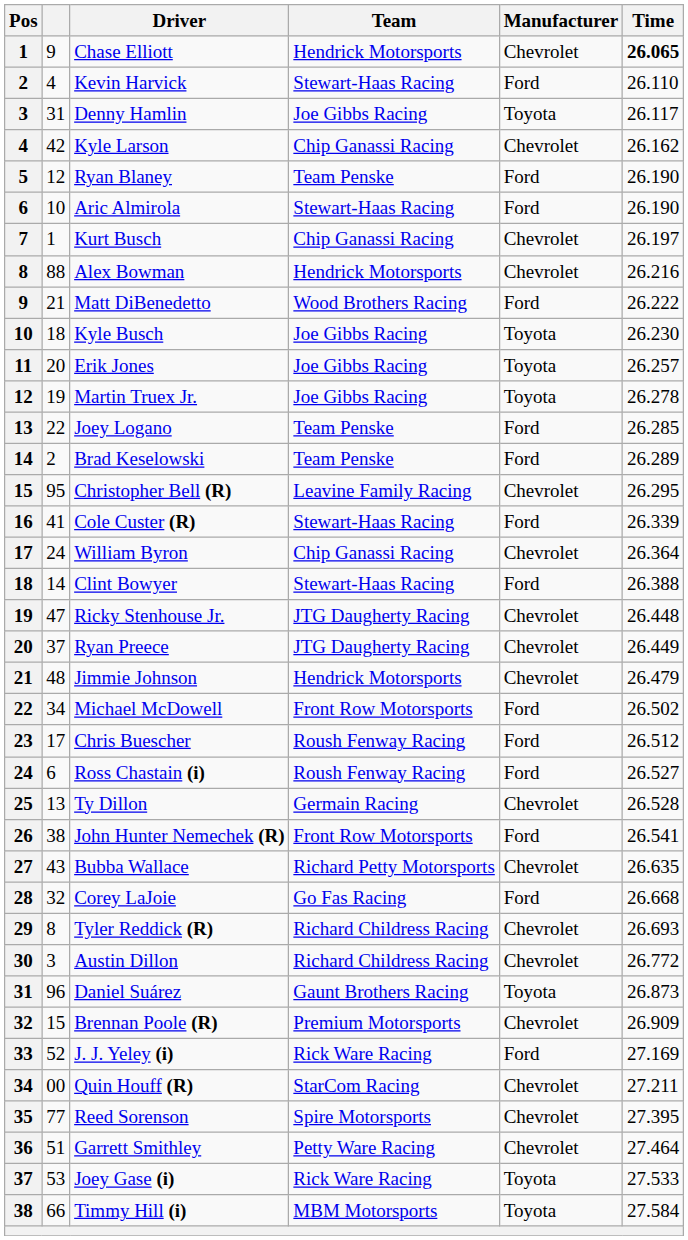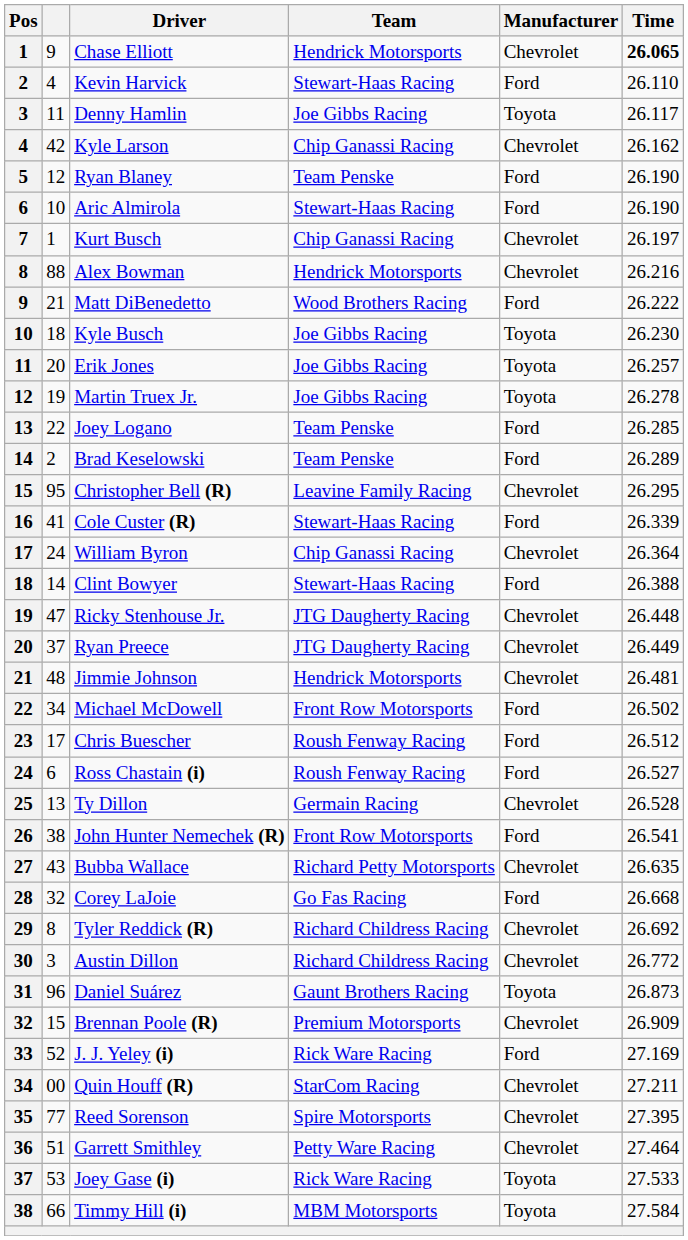(56, 114) 31 -> (55, 114) 11
(653, 678) 26.479 -> (653, 678) 26.481
(653, 928) 26.693 -> (653, 928) 26.692
